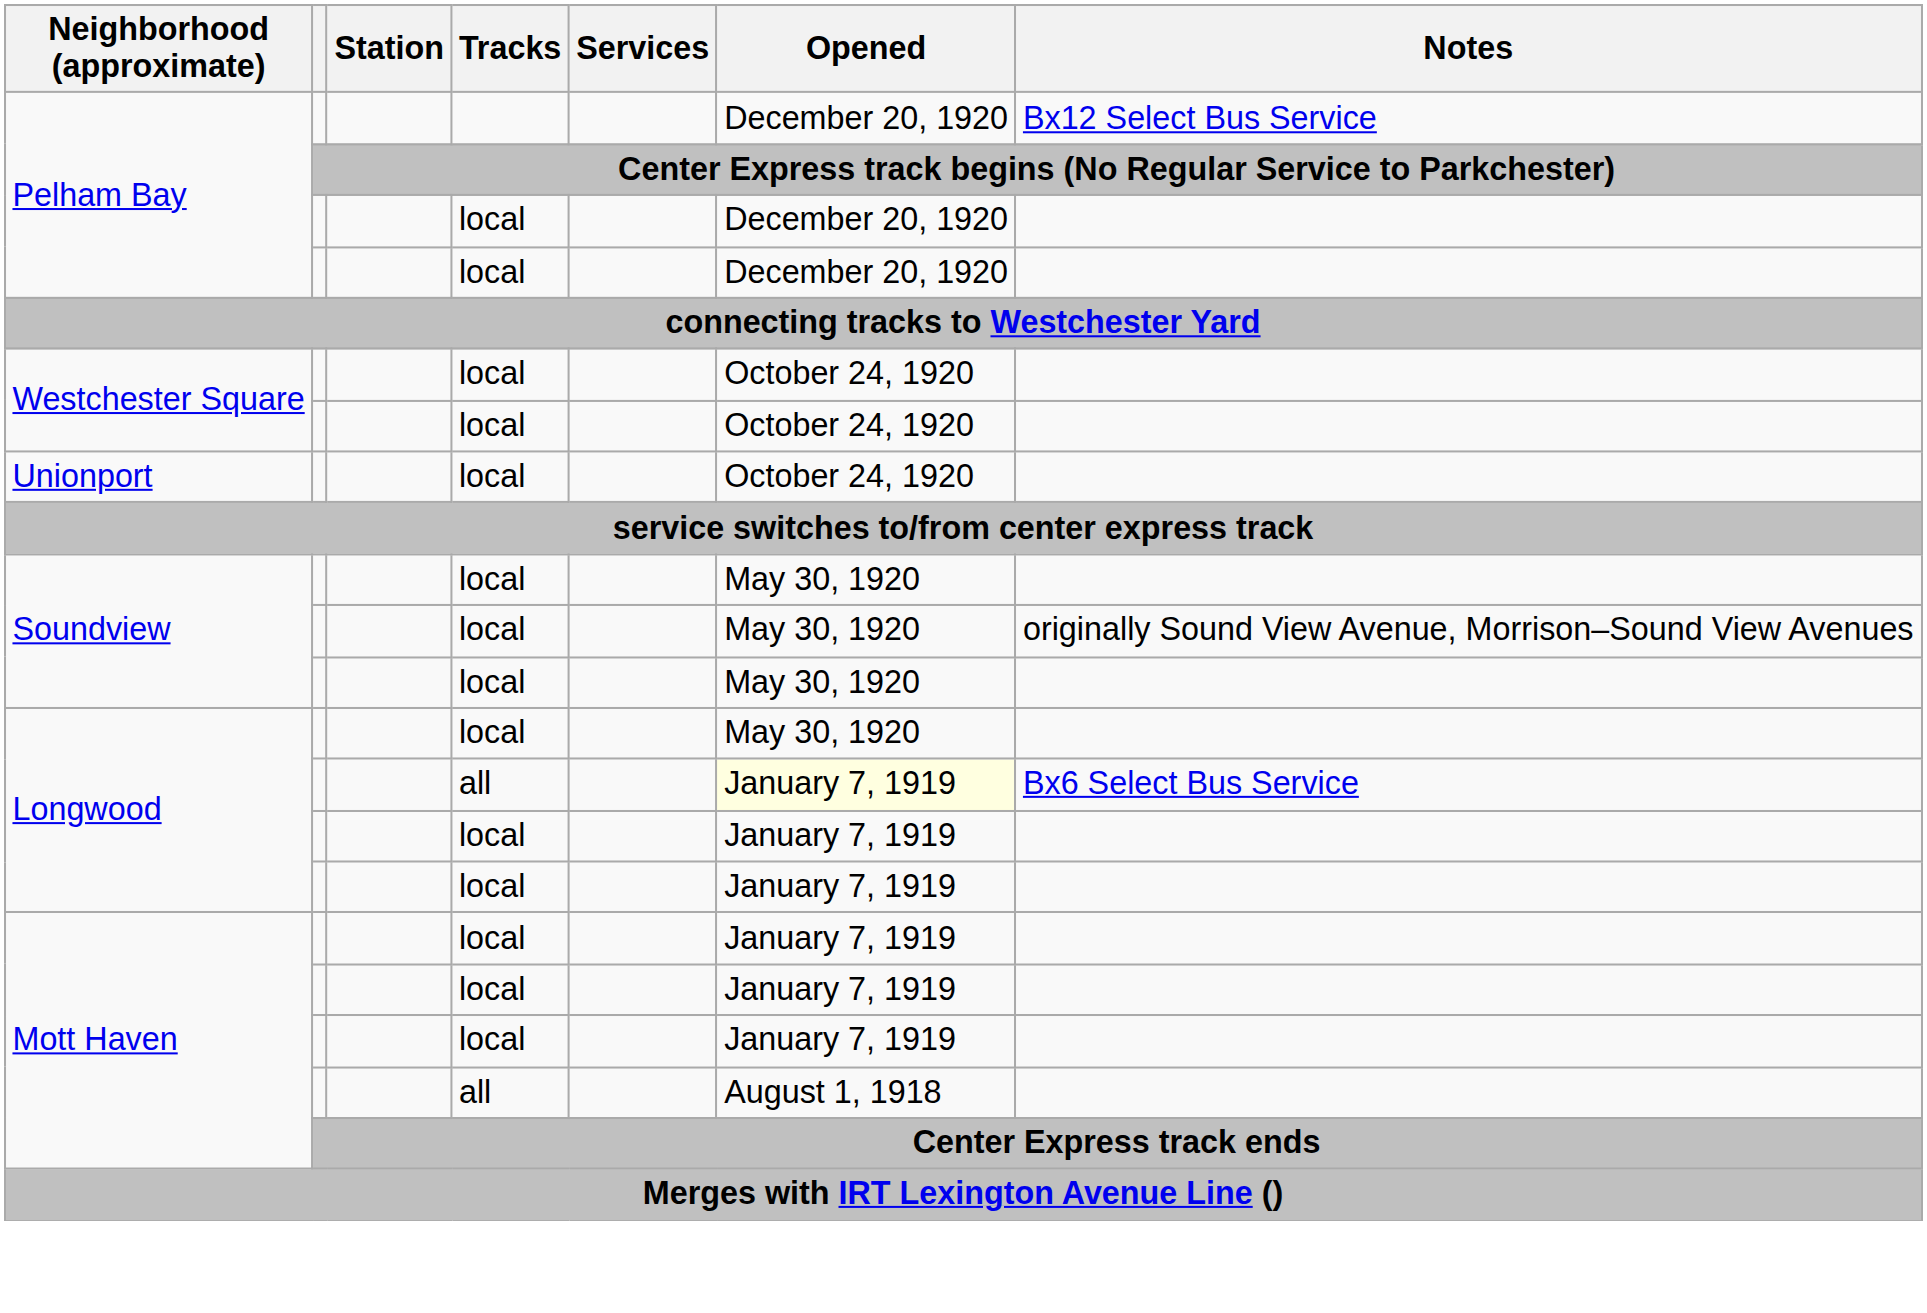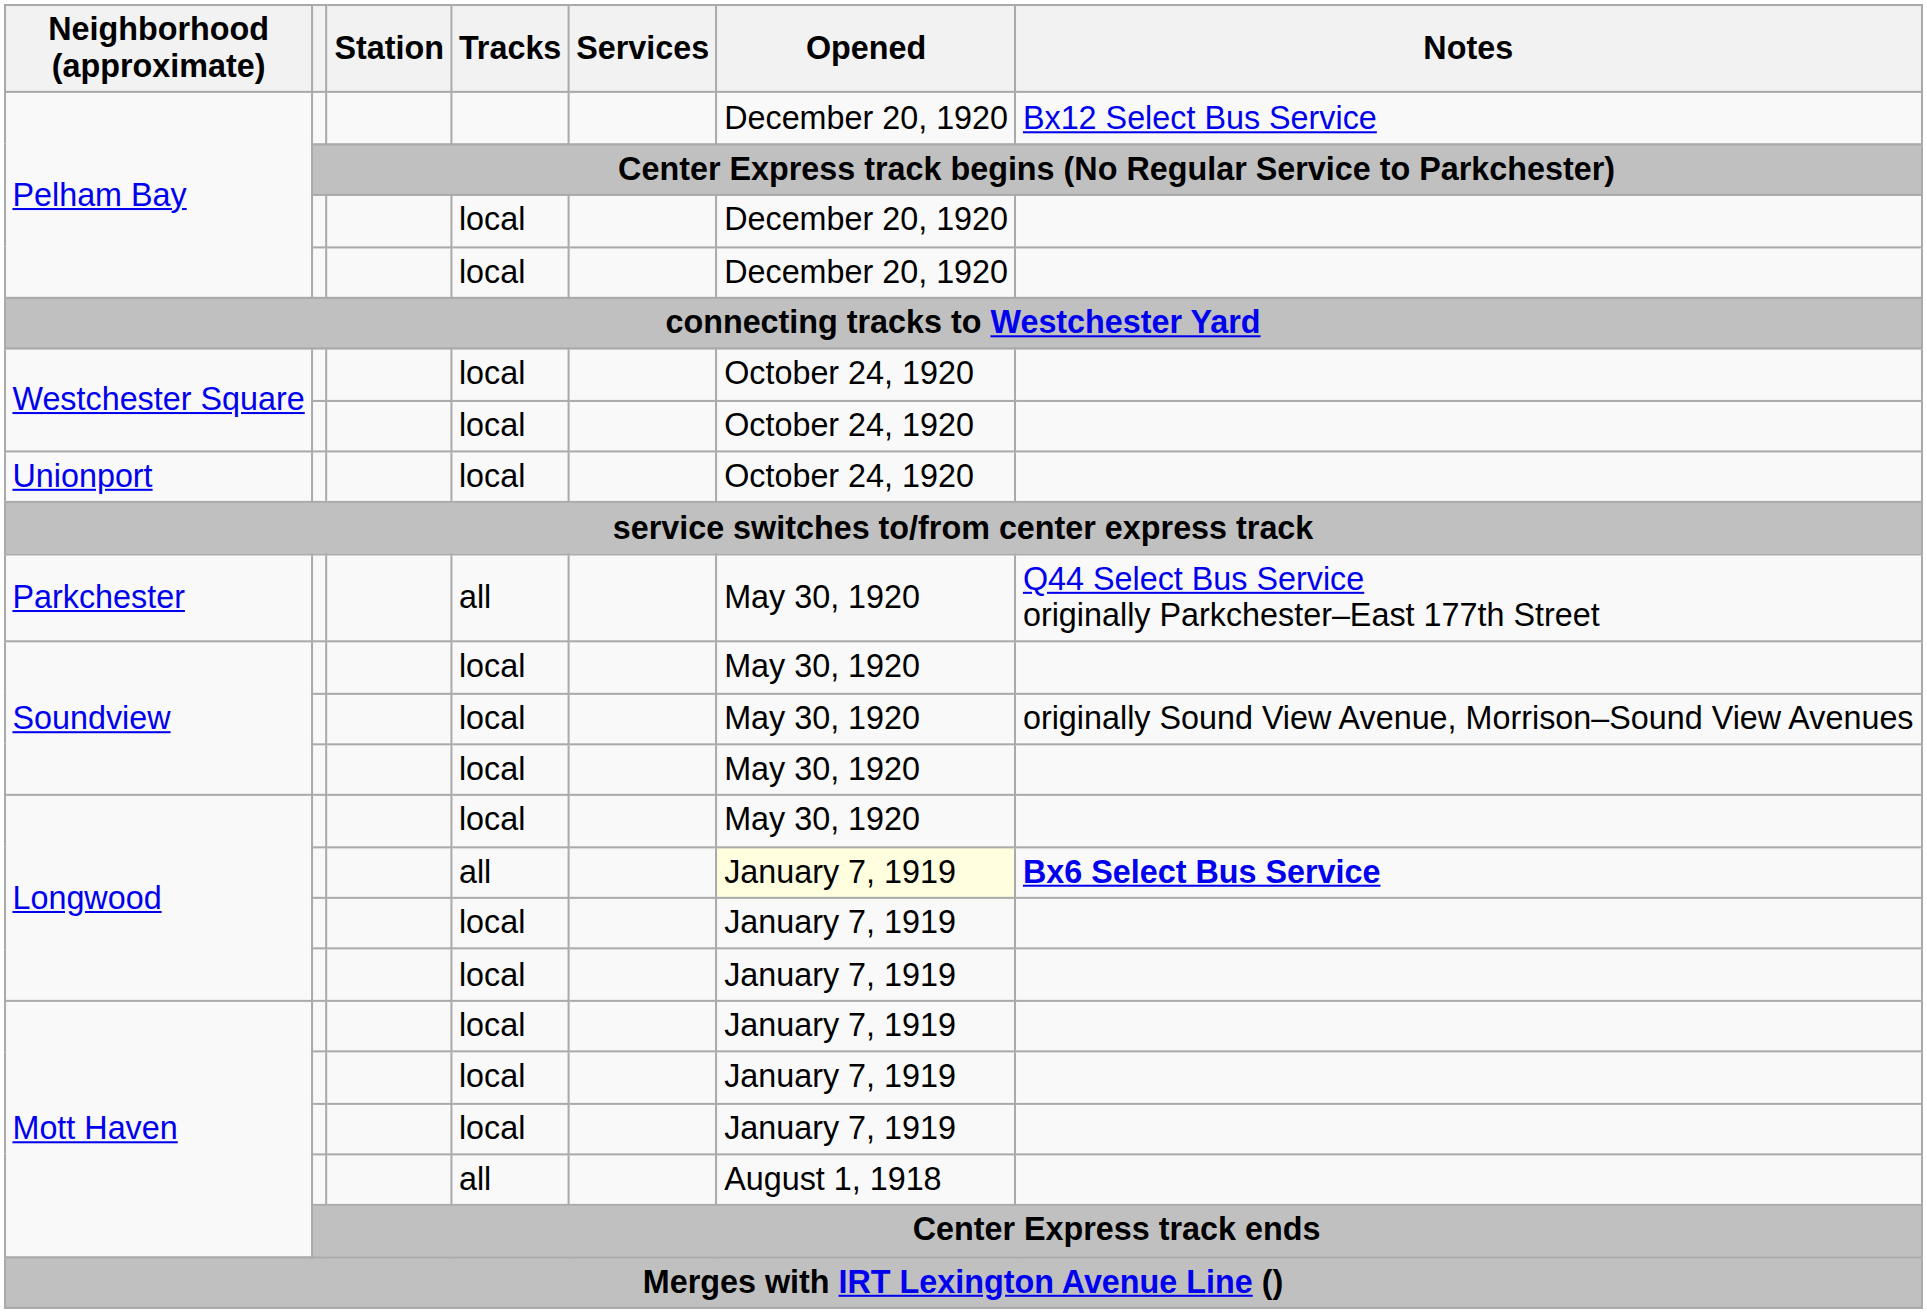+ row: (99, 597)
(1191, 784) normal -> (1202, 871) bold
